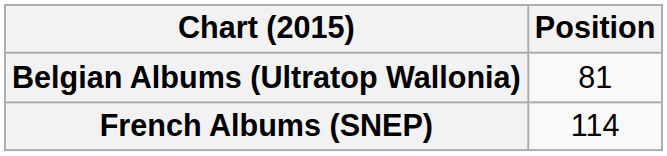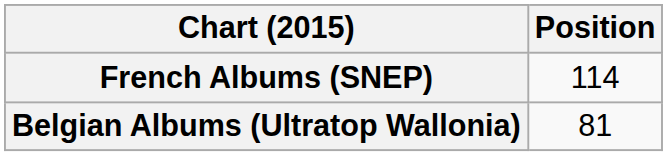rows swapped: (266, 77) <-> (266, 125)
